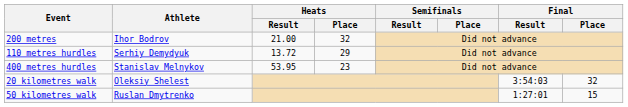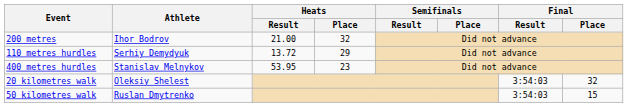(530, 95) 1:27:01 -> (530, 95) 3:54:03
